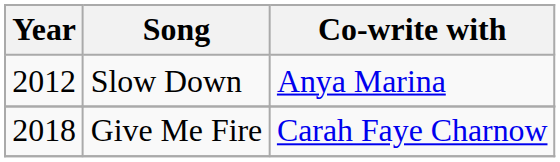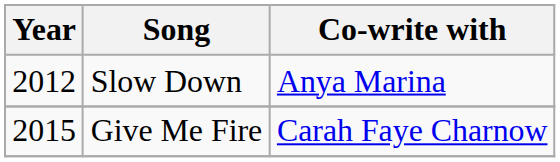(44, 130) 2018 -> (44, 130) 2015
